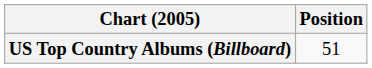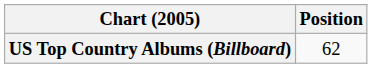(331, 48) 51 -> (331, 48) 62
